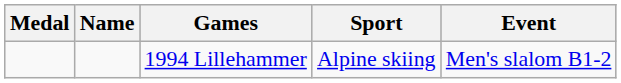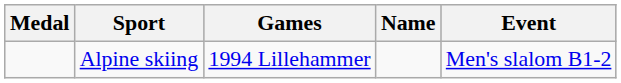columns swapped: (107, 22) <-> (376, 22)
